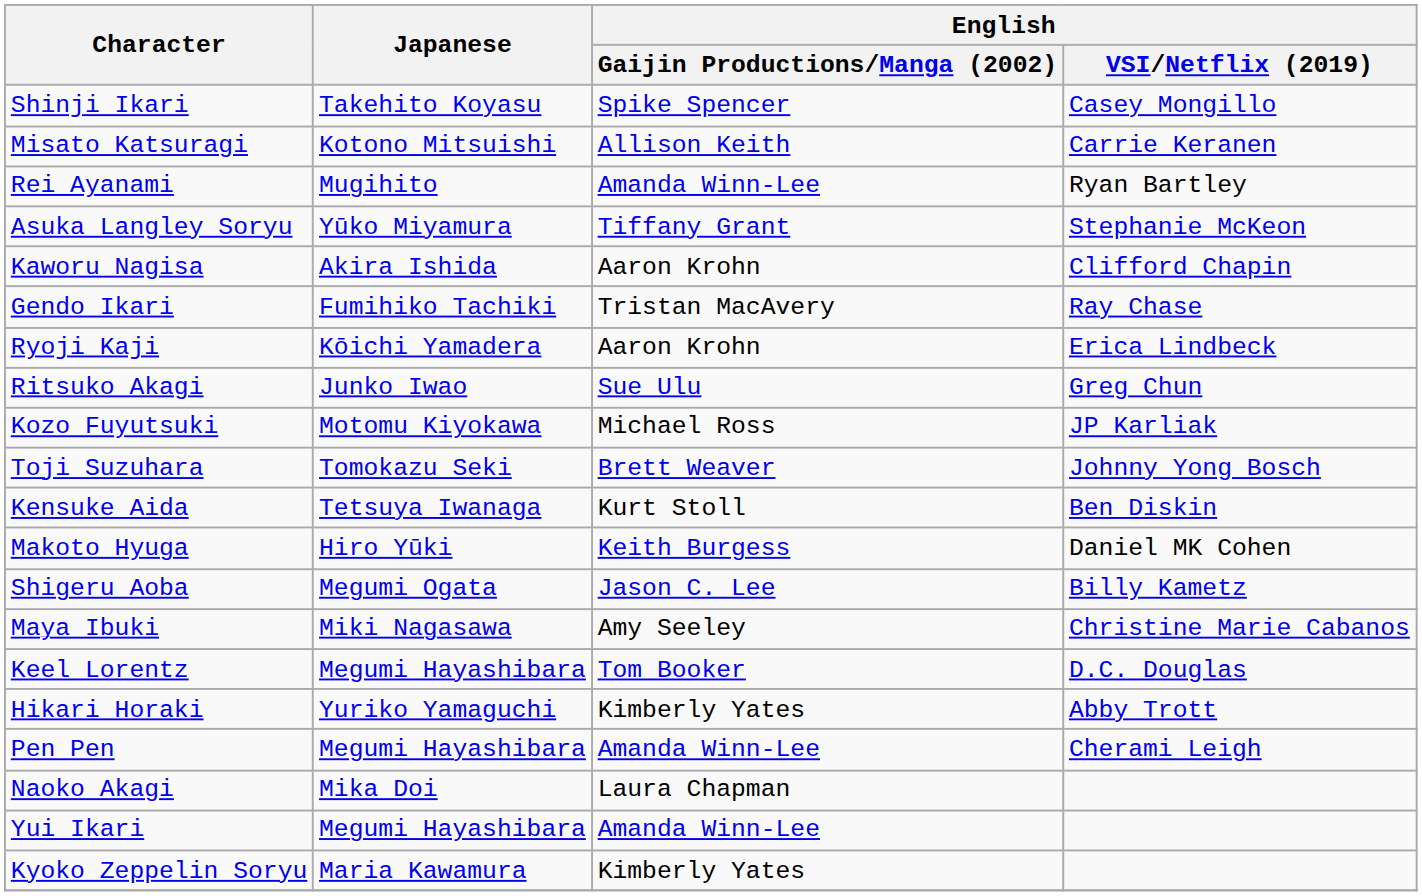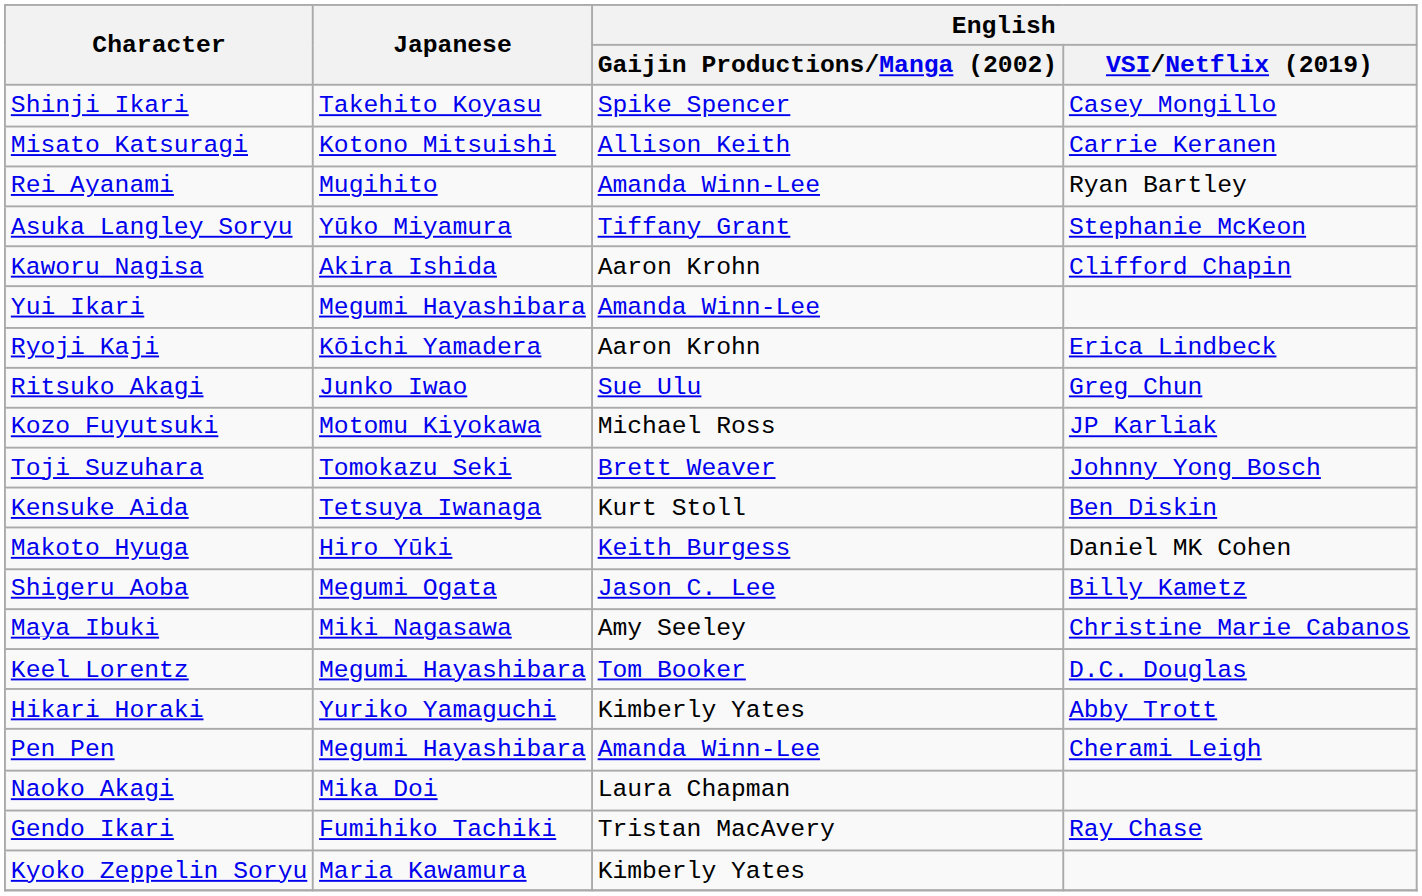rows swapped: (92, 307) <-> (78, 830)
